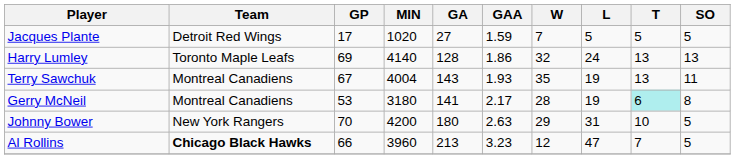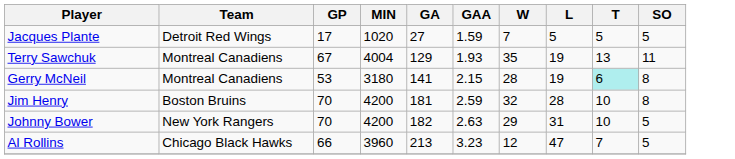- row: (47, 57)
(448, 79) 143 -> (421, 57) 129
(499, 100) 2.17 -> (469, 79) 2.15
+ row: (38, 100)
(448, 121) 180 -> (421, 121) 182
(242, 143) bold -> (227, 143) normal
